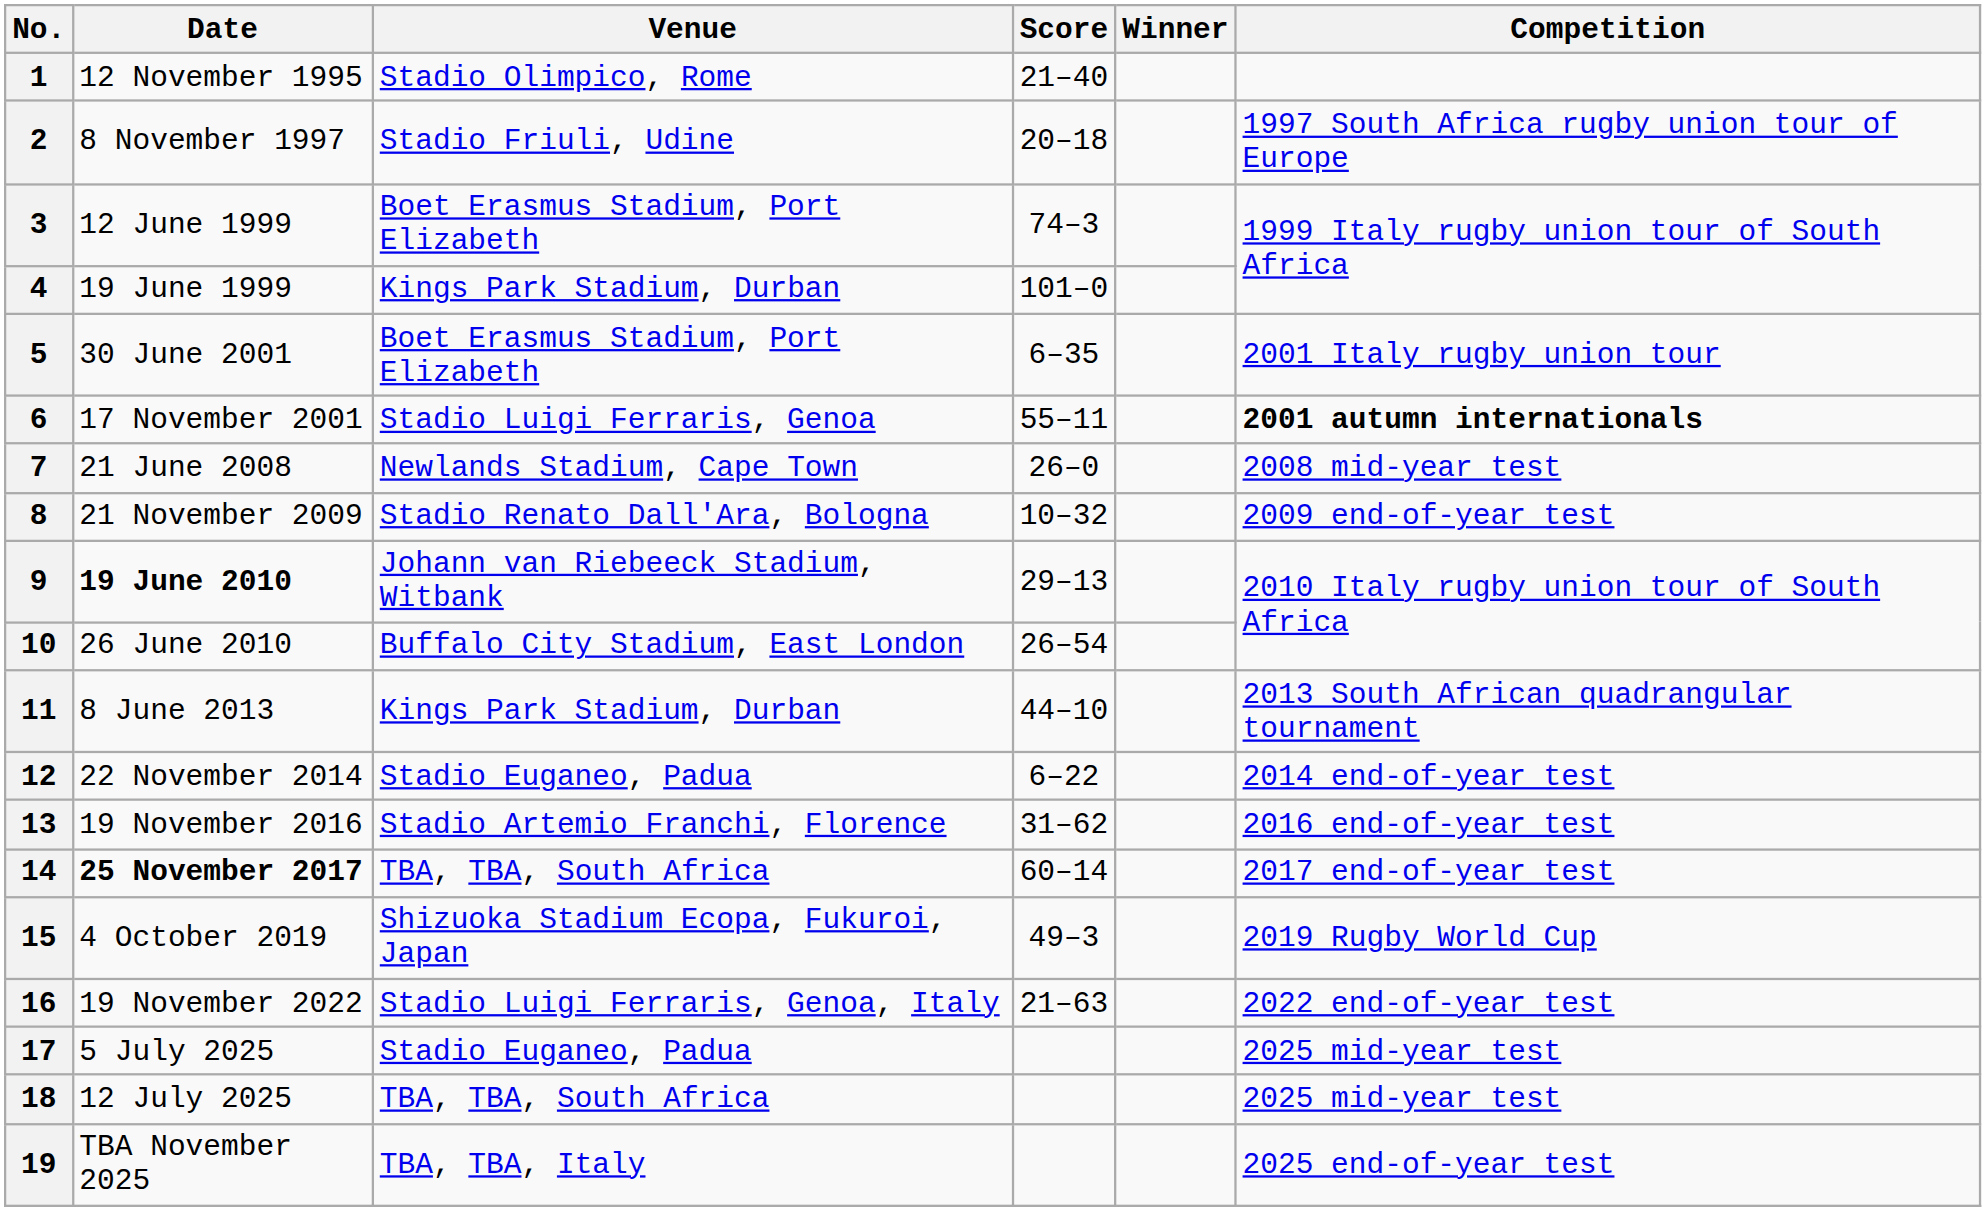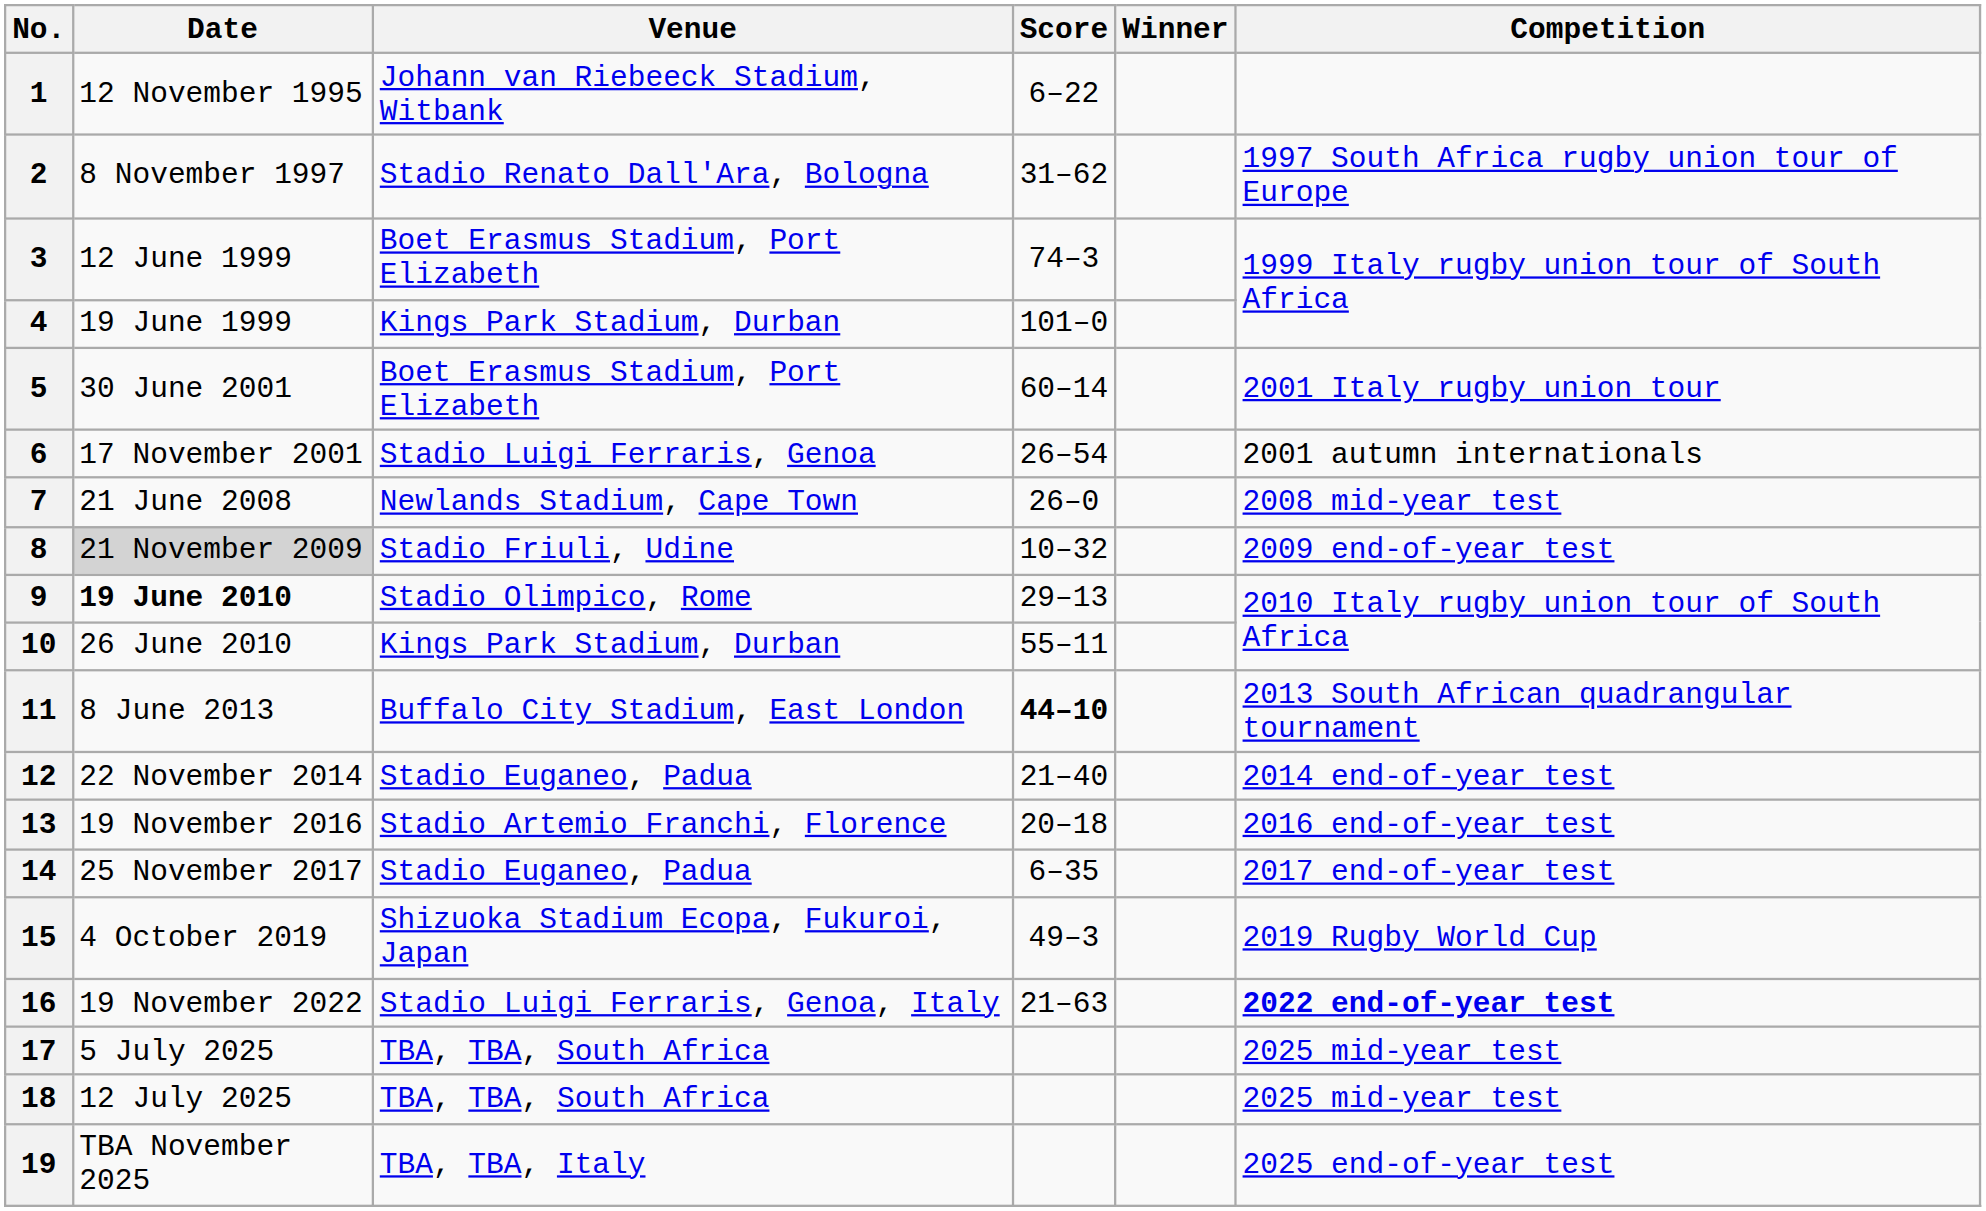(566, 77) Stadio Olimpico, Rome -> (628, 94) Johann van Riebeeck Stadium, Witbank
(1064, 77) 21–40 -> (1064, 94) 6–22
(557, 142) Stadio Friuli, Udine -> (654, 176) Stadio Renato Dall'Ara, Bologna
(1064, 142) 20–18 -> (1064, 176) 31–62
(1064, 355) 6–35 -> (1064, 389) 60–14
(1064, 420) 55–11 -> (1064, 454) 26–54
(1473, 420) bold -> (1473, 454) normal
(221, 516) no background -> (221, 550) lightgrey background
(654, 516) Stadio Renato Dall'Ara, Bologna -> (557, 550) Stadio Friuli, Udine
(628, 581) Johann van Riebeeck Stadium, Witbank -> (566, 598) Stadio Olimpico, Rome
(672, 646) Buffalo City Stadium, East London -> (610, 646) Kings Park Stadium, Durban
(1064, 646) 26–54 -> (1064, 646) 55–11
(610, 711) Kings Park Stadium, Durban -> (672, 711) Buffalo City Stadium, East London
(1064, 711) normal -> (1064, 711) bold
(1064, 777) 6–22 -> (1064, 777) 21–40
(1064, 825) 31–62 -> (1064, 825) 20–18
(221, 873) bold -> (221, 873) normal
(575, 873) TBA, TBA, South Africa -> (566, 873) Stadio Euganeo, Padua
(1064, 873) 60–14 -> (1064, 873) 6–35
(1429, 1003) normal -> (1429, 1003) bold
(566, 1051) Stadio Euganeo, Padua -> (575, 1051) TBA, TBA, South Africa
